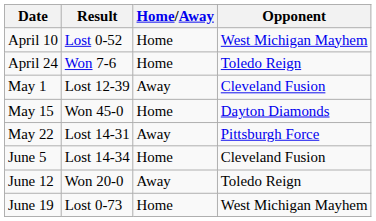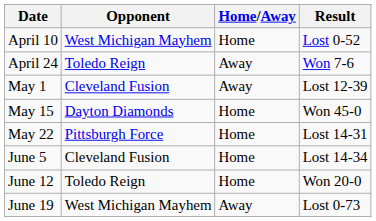columns swapped: (294, 16) <-> (97, 16)
(155, 63) Home -> (235, 63) Away
(154, 134) Away -> (237, 134) Home
(154, 181) Away -> (237, 181) Home
(155, 205) Home -> (235, 205) Away
